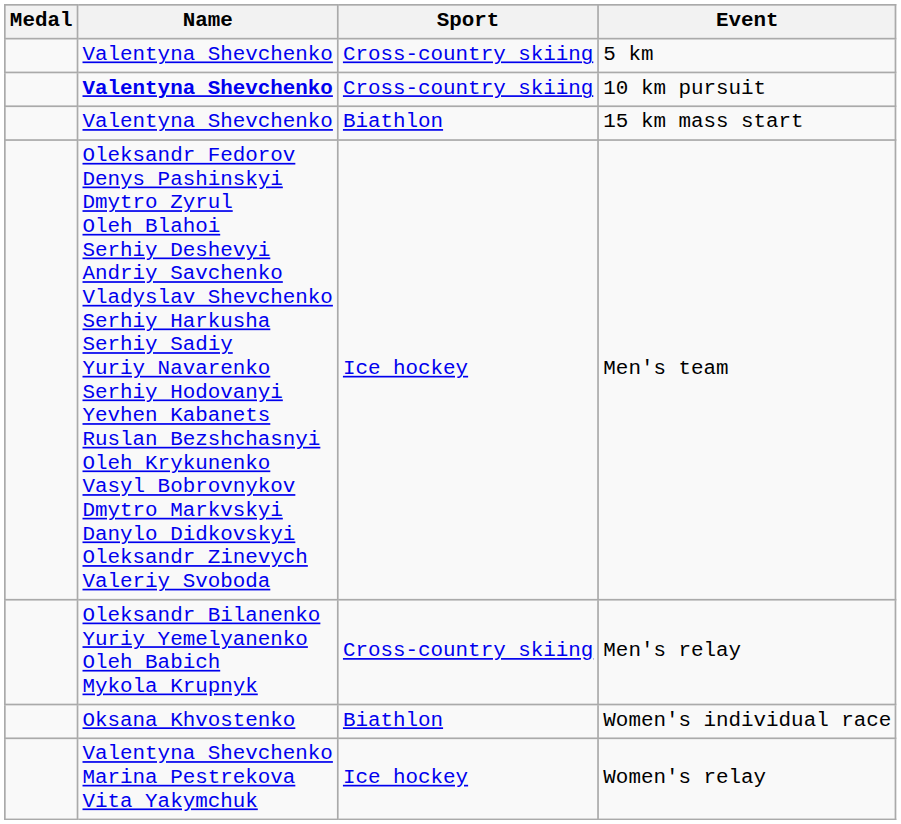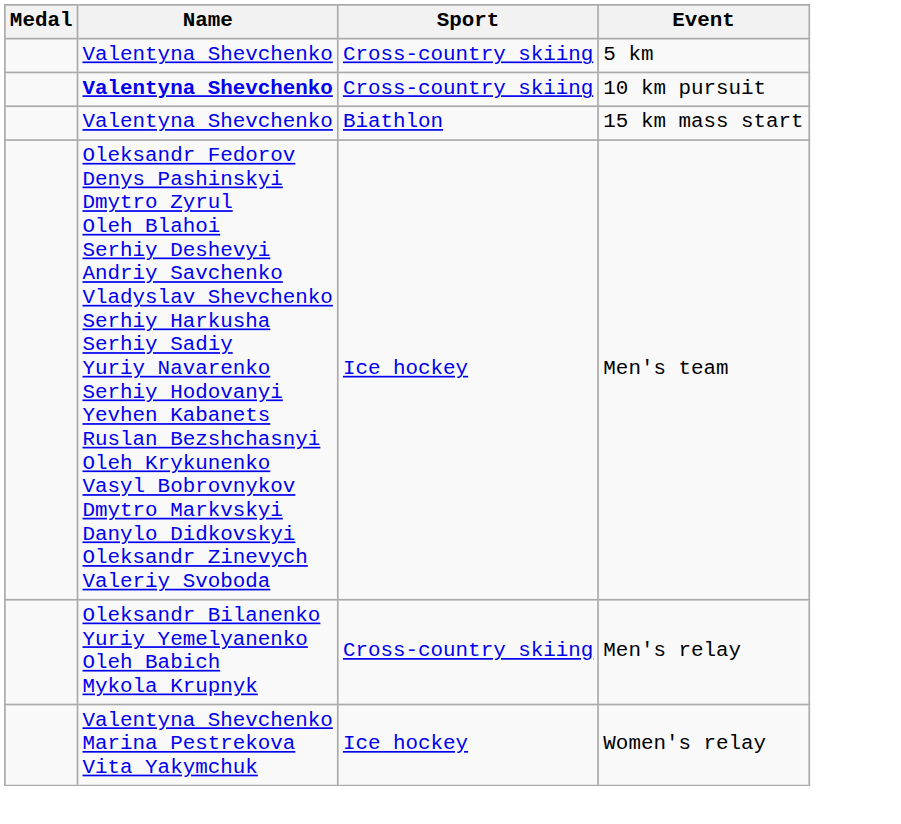- row: (747, 721)
